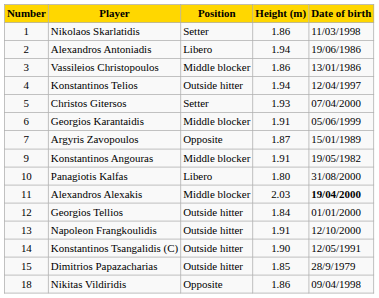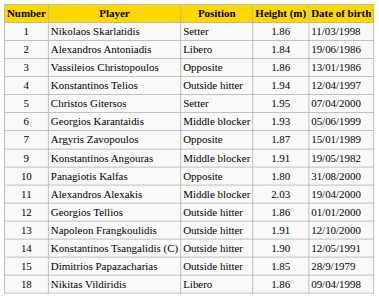(281, 49) 1.94 -> (281, 49) 1.84
(217, 67) Middle blocker -> (203, 67) Opposite
(281, 103) 1.93 -> (281, 103) 1.95
(281, 121) 1.91 -> (281, 121) 1.93
(198, 176) Libero -> (203, 176) Opposite
(336, 194) bold -> (336, 194) normal
(281, 212) 1.84 -> (281, 212) 1.86
(203, 284) Opposite -> (198, 284) Libero
